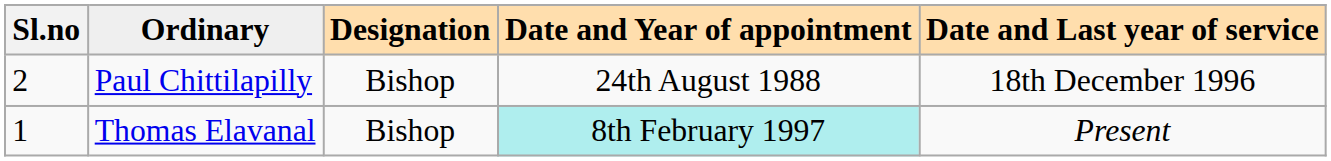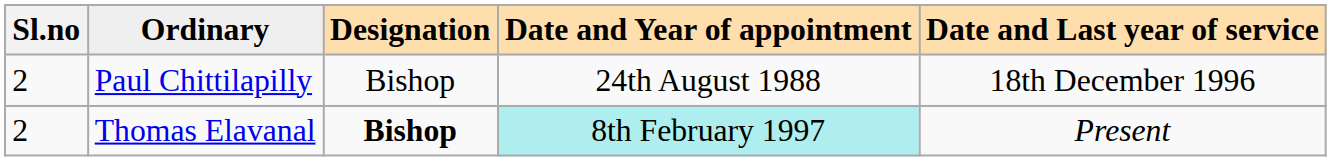(20, 130) 1 -> (20, 130) 2
(410, 130) normal -> (410, 130) bold
